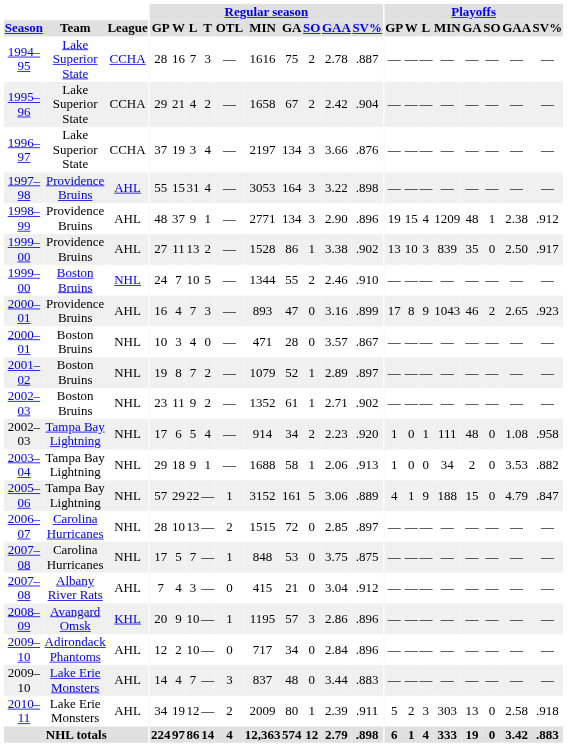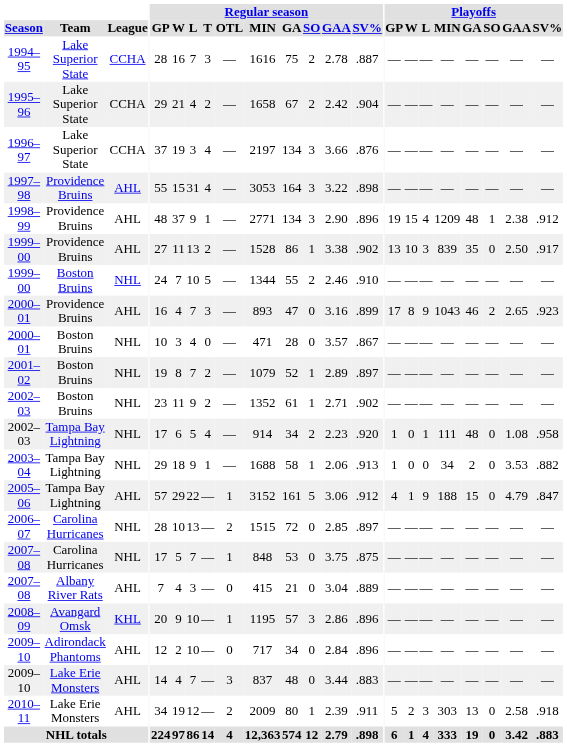(128, 495) NHL -> (128, 495) AHL
(367, 495) .889 -> (367, 495) .912
(367, 588) .912 -> (367, 588) .889
